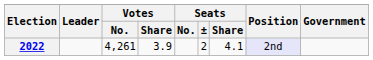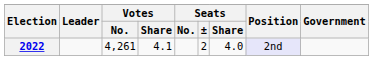(163, 47) 3.9 -> (163, 47) 4.1
(234, 47) 4.1 -> (234, 47) 4.0
